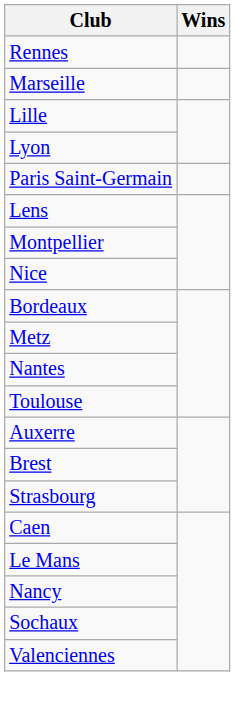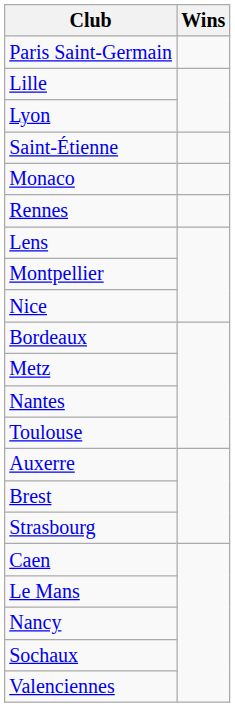rows swapped: (91, 178) <-> (39, 52)
- row: (47, 83)
+ row: (64, 147)
+ row: (42, 178)
